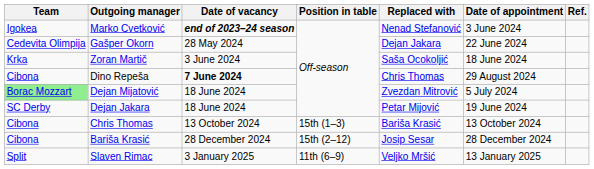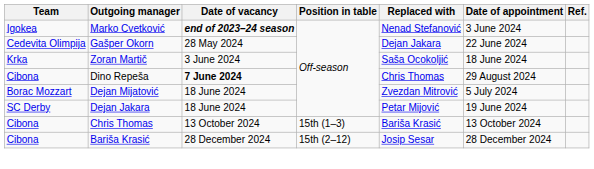(39, 92) lightgreen background -> (39, 92) no background
- row: (121, 156)
